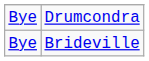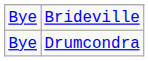rows swapped: (92, 43) <-> (92, 18)
